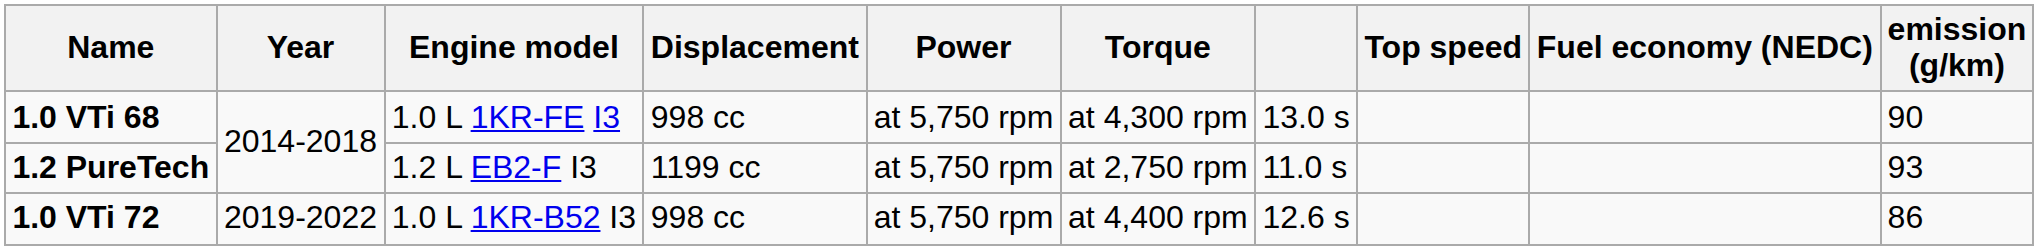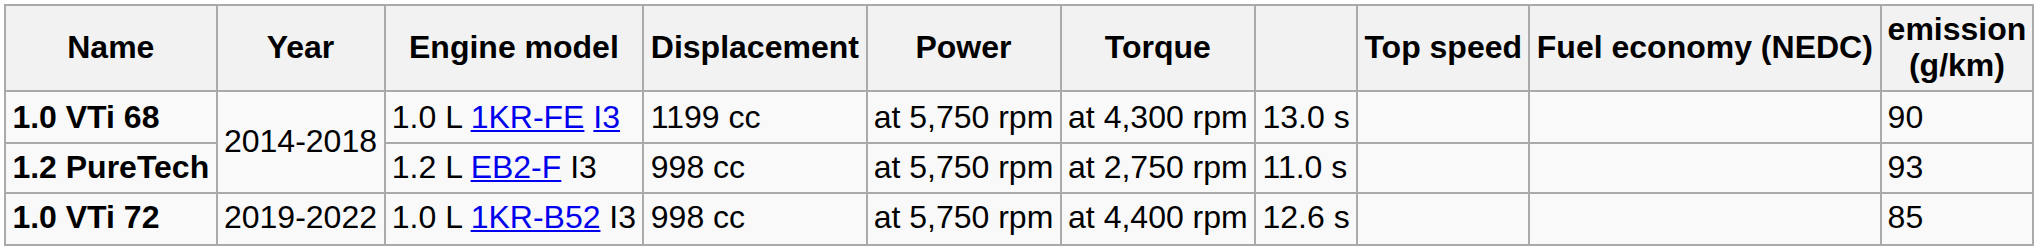(698, 116) 998 cc -> (706, 116) 1199 cc
(706, 167) 1199 cc -> (698, 167) 998 cc
(1905, 218) 86 -> (1905, 218) 85
